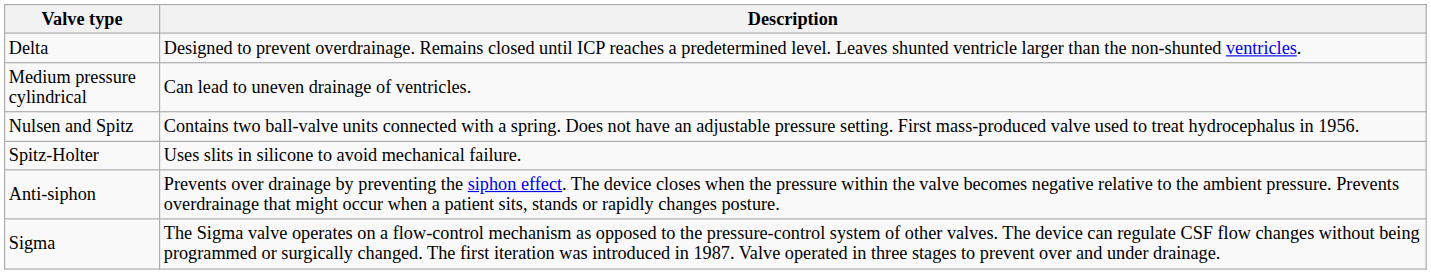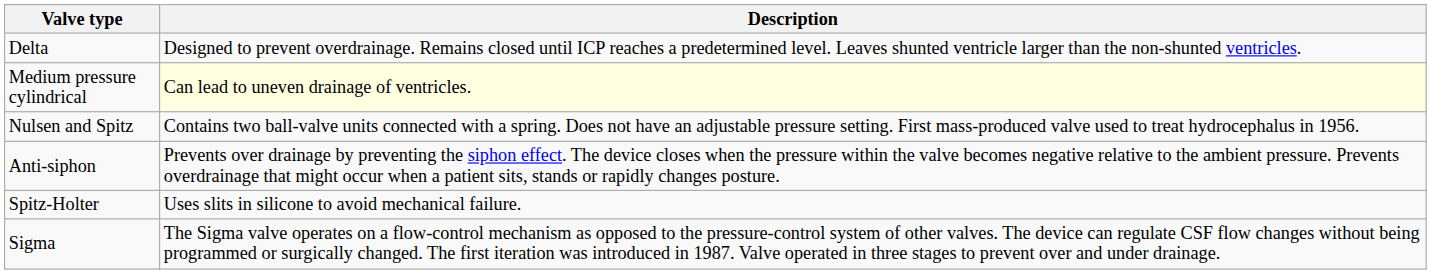(318, 87) no background -> (318, 87) lightyellow background
rows swapped: (54, 155) <-> (52, 194)
